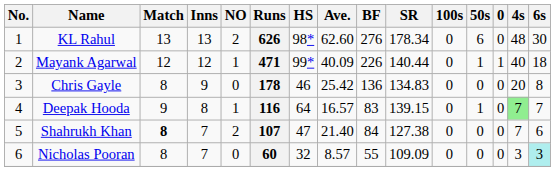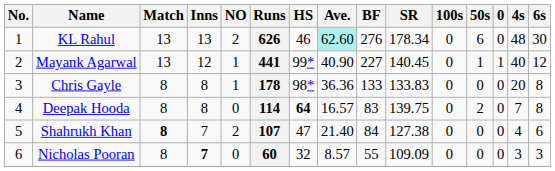(303, 39) 98* -> (303, 39) 46
(337, 39) no background -> (337, 39) paleturquoise background
(164, 62) 12 -> (164, 62) 13
(269, 62) 471 -> (269, 62) 441
(337, 62) 40.09 -> (337, 62) 40.90
(371, 62) 226 -> (371, 62) 227
(409, 62) 140.44 -> (409, 62) 140.45
(539, 62) 18 -> (539, 62) 12
(204, 85) 9 -> (204, 85) 8
(236, 85) 0 -> (236, 85) 1
(303, 85) 46 -> (303, 85) 98*
(337, 85) 25.42 -> (337, 85) 36.36
(371, 85) 136 -> (371, 85) 133
(409, 85) 134.83 -> (409, 85) 133.83
(164, 108) 9 -> (164, 108) 8
(236, 108) 1 -> (236, 108) 0
(269, 108) 116 -> (269, 108) 114
(303, 108) normal -> (303, 108) bold
(409, 108) 139.15 -> (409, 108) 139.75
(480, 108) 1 -> (480, 108) 2
(518, 108) lightgreen background -> (518, 108) no background
(539, 108) 7 -> (539, 108) 8
(518, 131) 7 -> (518, 131) 4
(204, 154) normal -> (204, 154) bold
(539, 154) paleturquoise background -> (539, 154) no background
